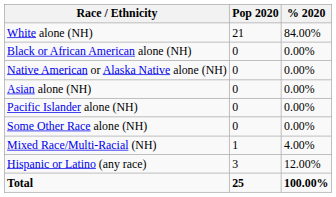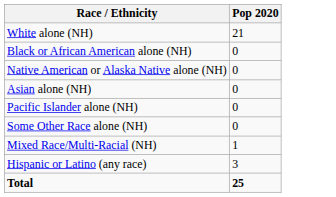- column: (306, 13)
